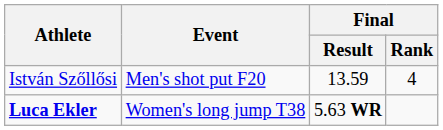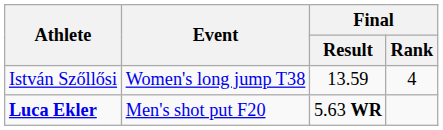(196, 80) Men's shot put F20 -> (215, 80) Women's long jump T38
(215, 110) Women's long jump T38 -> (196, 110) Men's shot put F20
